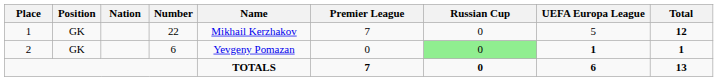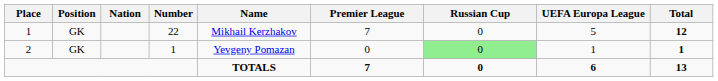(173, 49) 6 -> (173, 49) 1
(593, 49) bold -> (593, 49) normal
